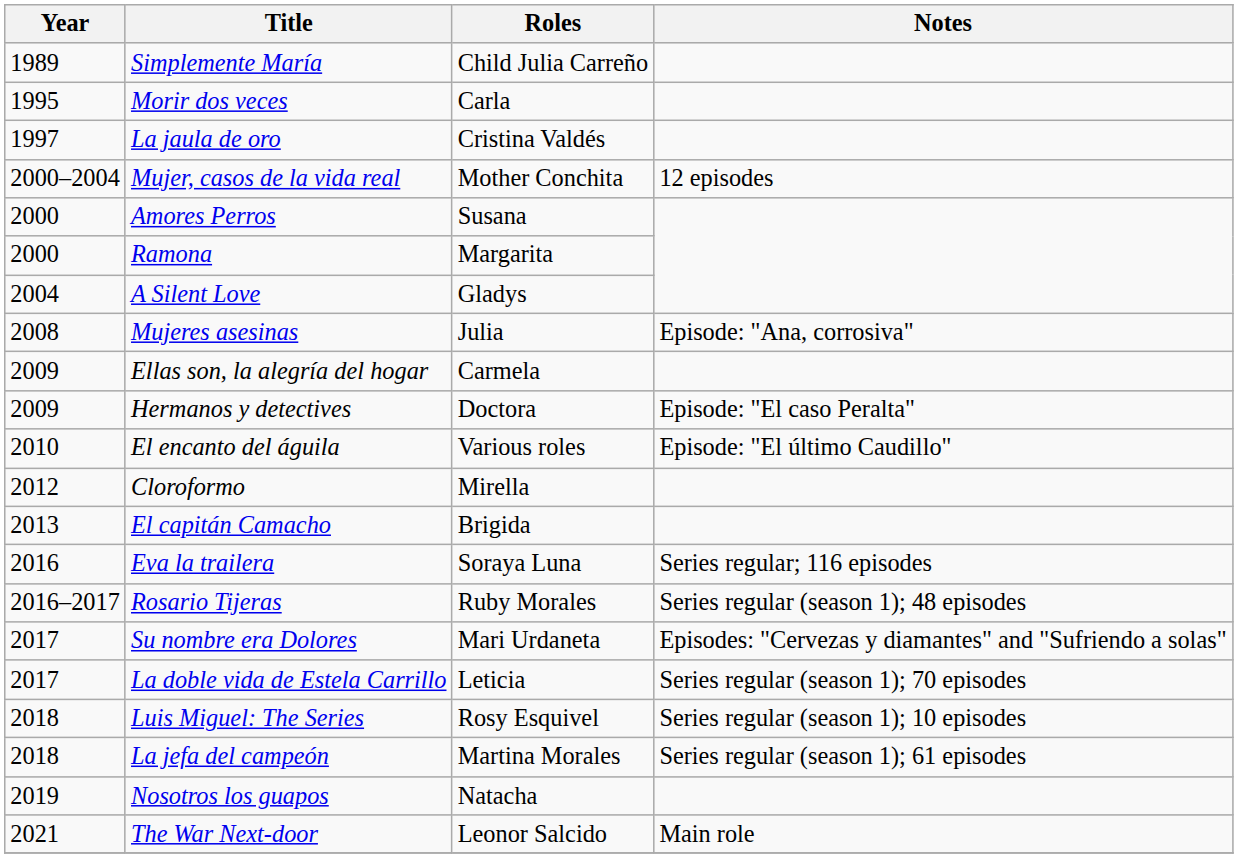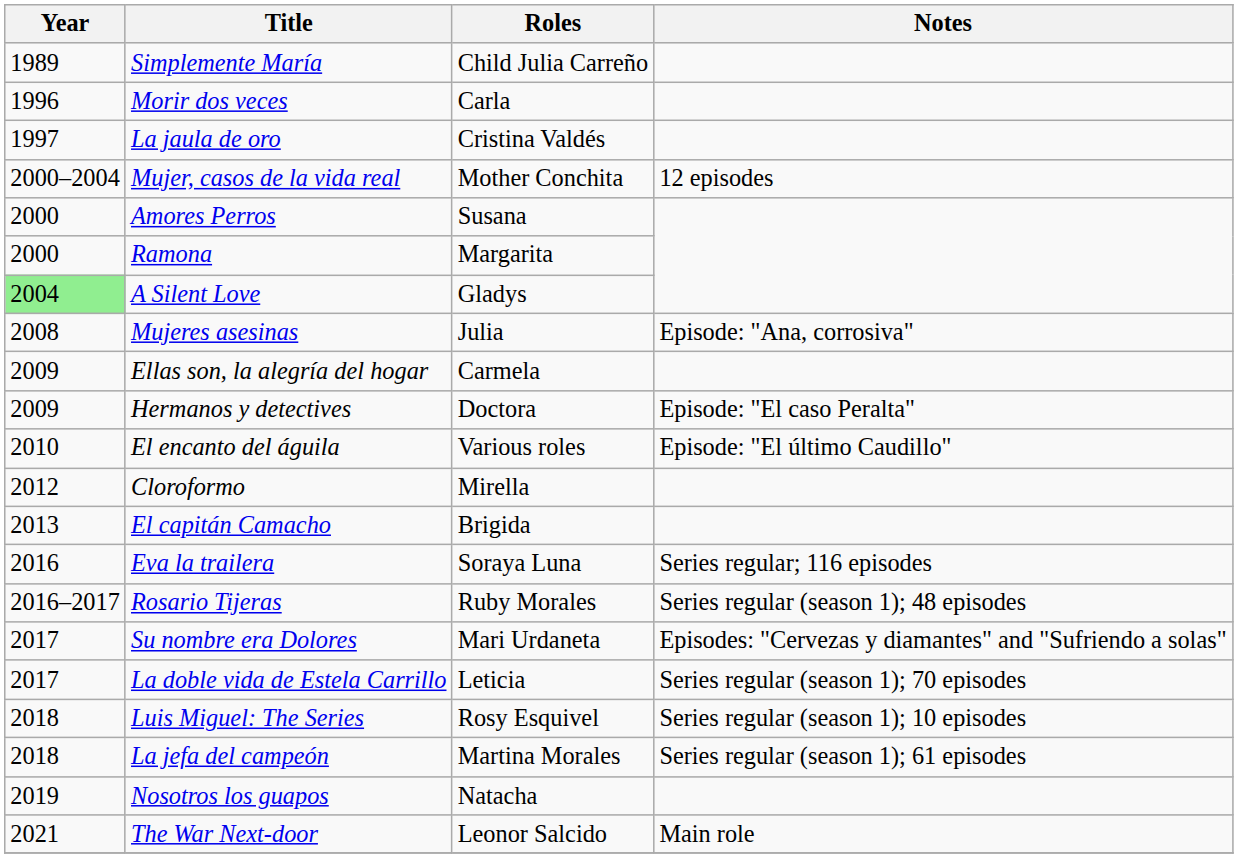(35, 100) 1995 -> (35, 100) 1996
(35, 293) no background -> (35, 293) lightgreen background
